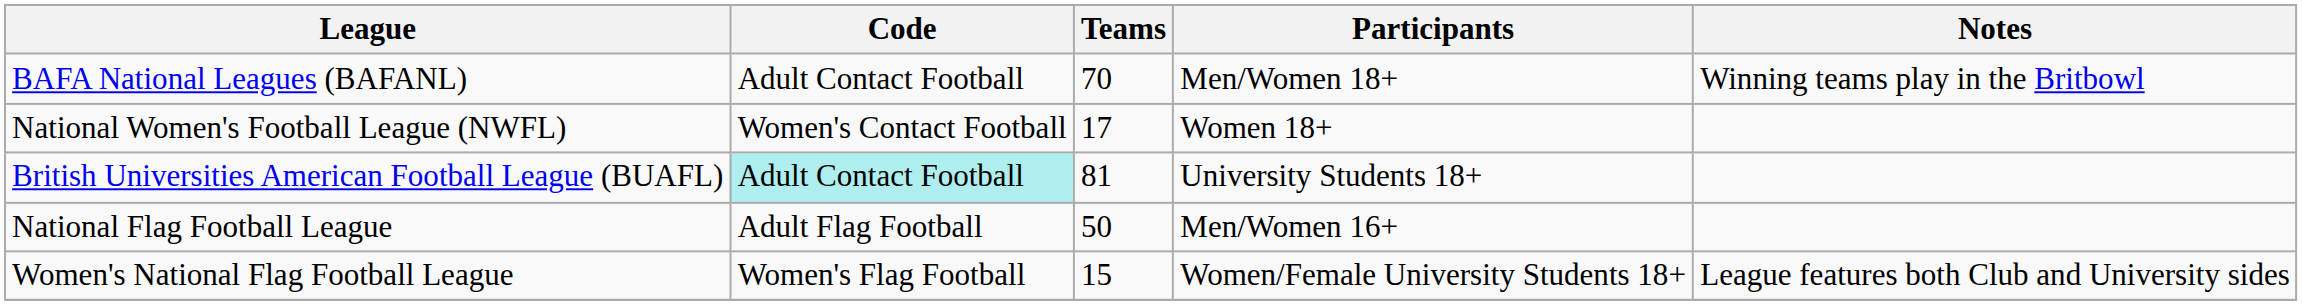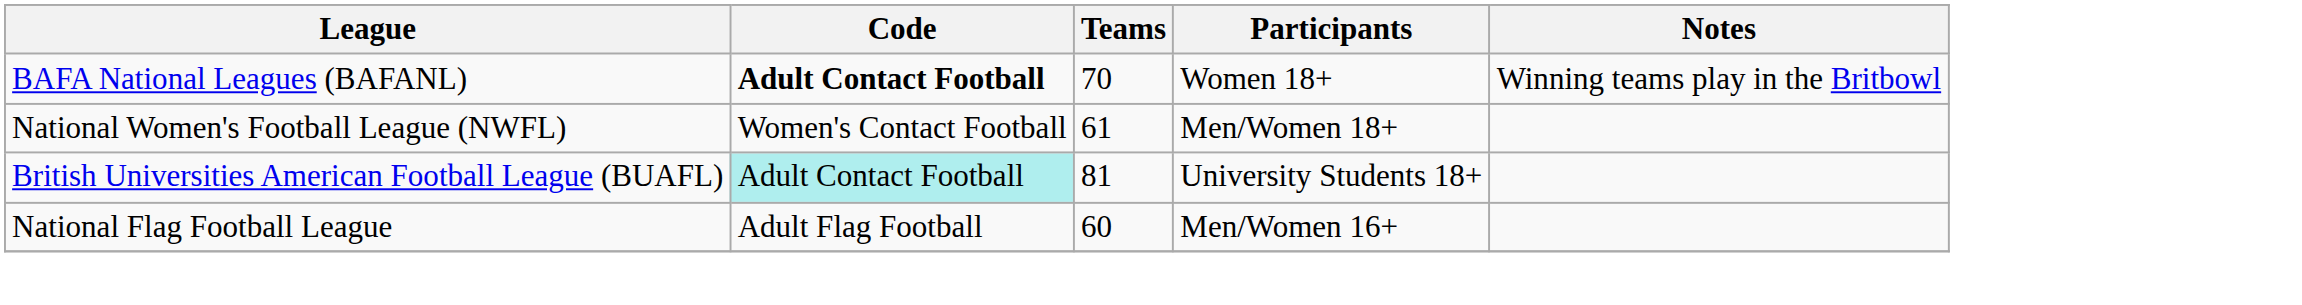(881, 78) normal -> (891, 78) bold
(1289, 78) Men/Women 18+ -> (1256, 78) Women 18+
(1096, 127) 17 -> (1096, 127) 61
(1256, 127) Women 18+ -> (1289, 127) Men/Women 18+
(1096, 226) 50 -> (1096, 226) 60
- row: (263, 275)
